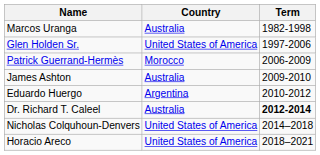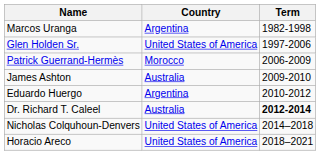(165, 28) Australia -> (167, 28) Argentina
